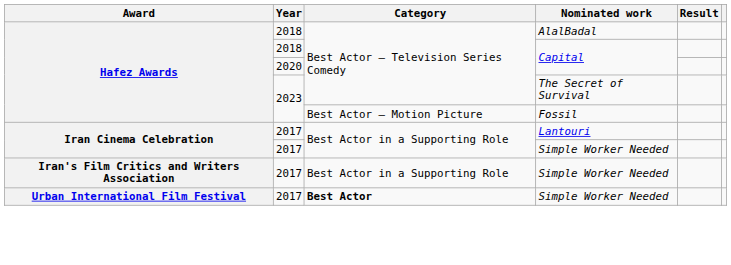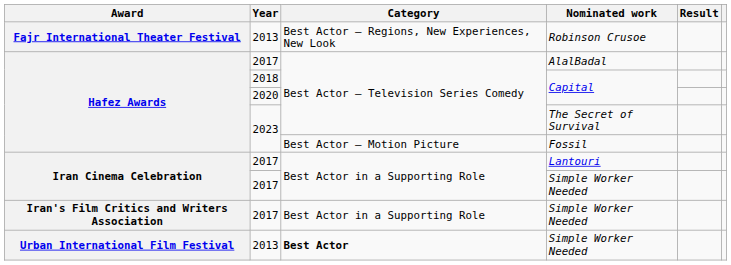+ row: (127, 37)
(289, 31) 2018 -> (265, 61) 2017
(289, 196) 2017 -> (265, 245) 2013
